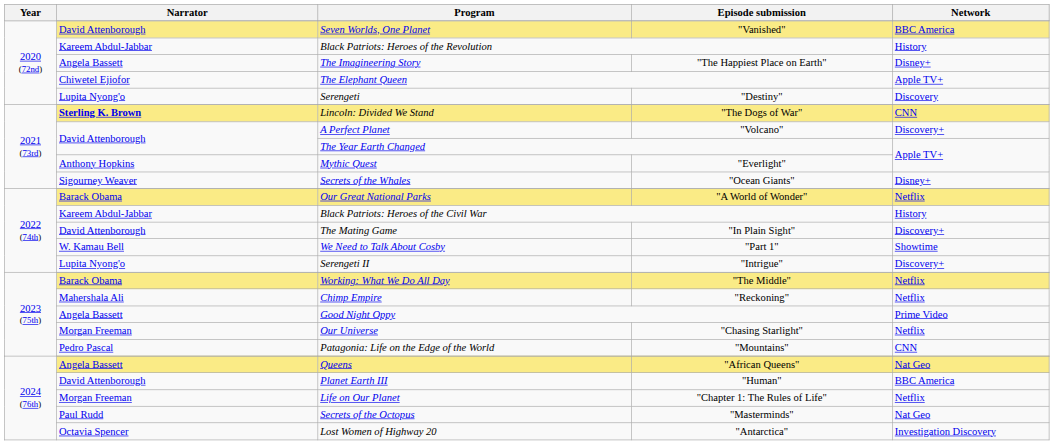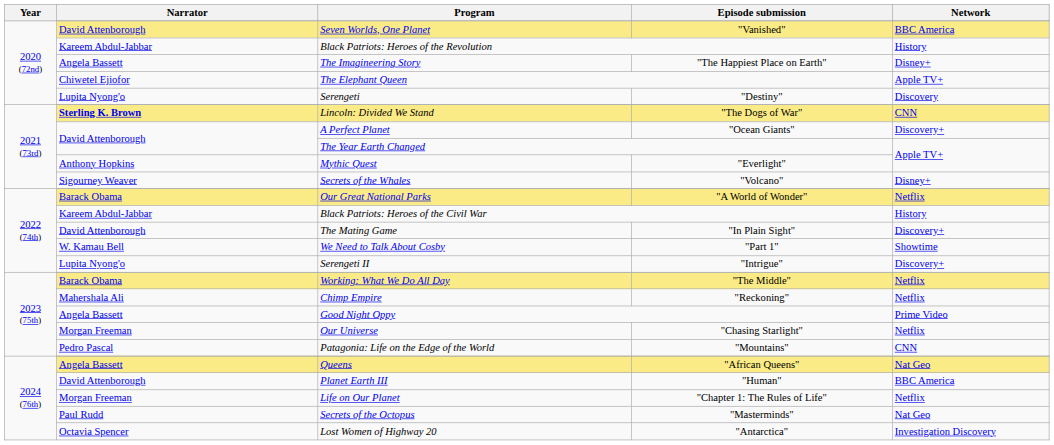(762, 130) "Volcano" -> (762, 130) "Ocean Giants"
(762, 180) "Ocean Giants" -> (762, 180) "Volcano"
